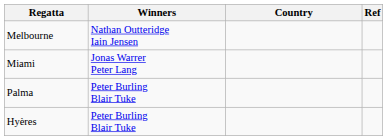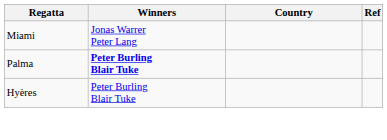- row: (30, 35)
(119, 92) normal -> (121, 64) bold
